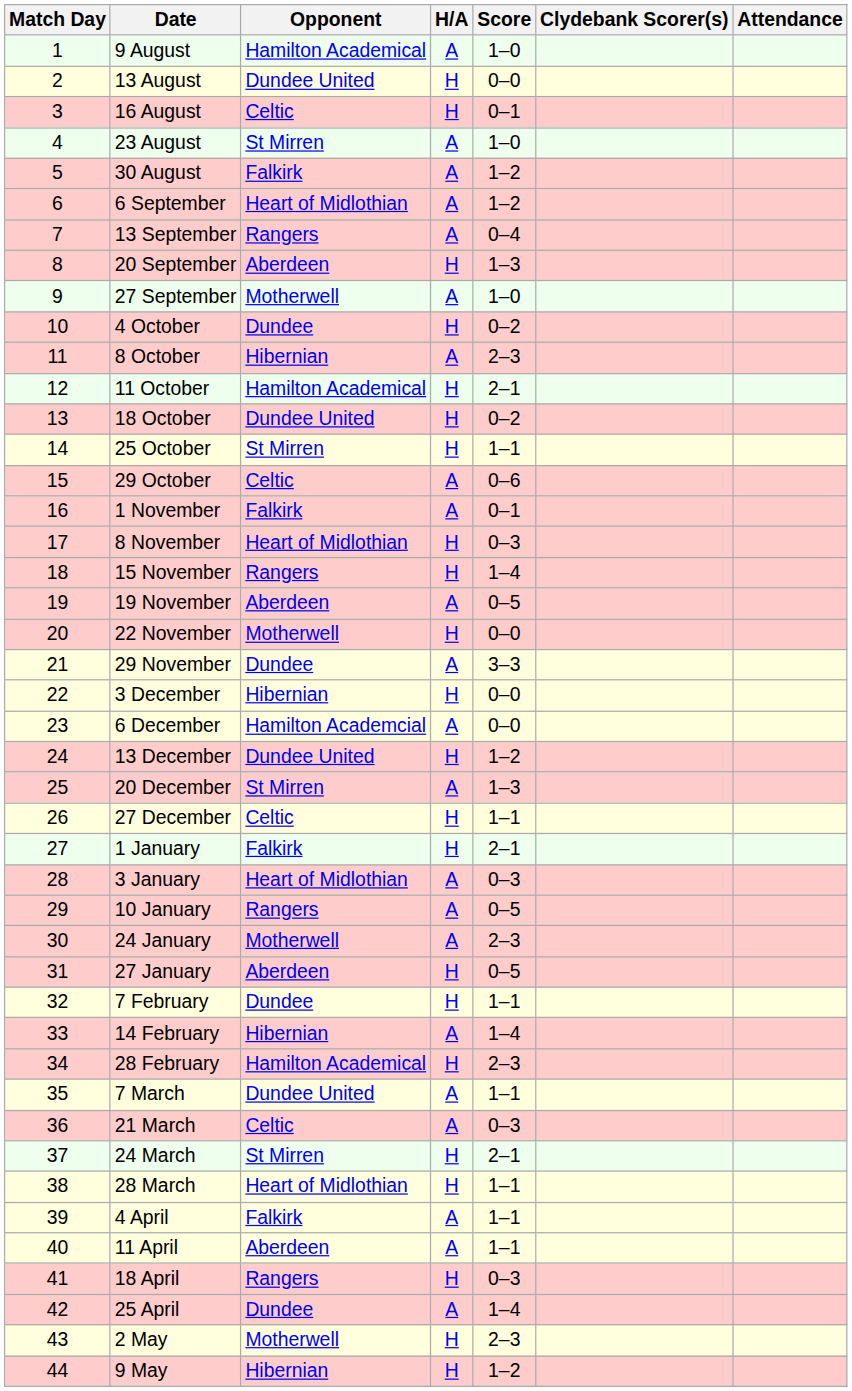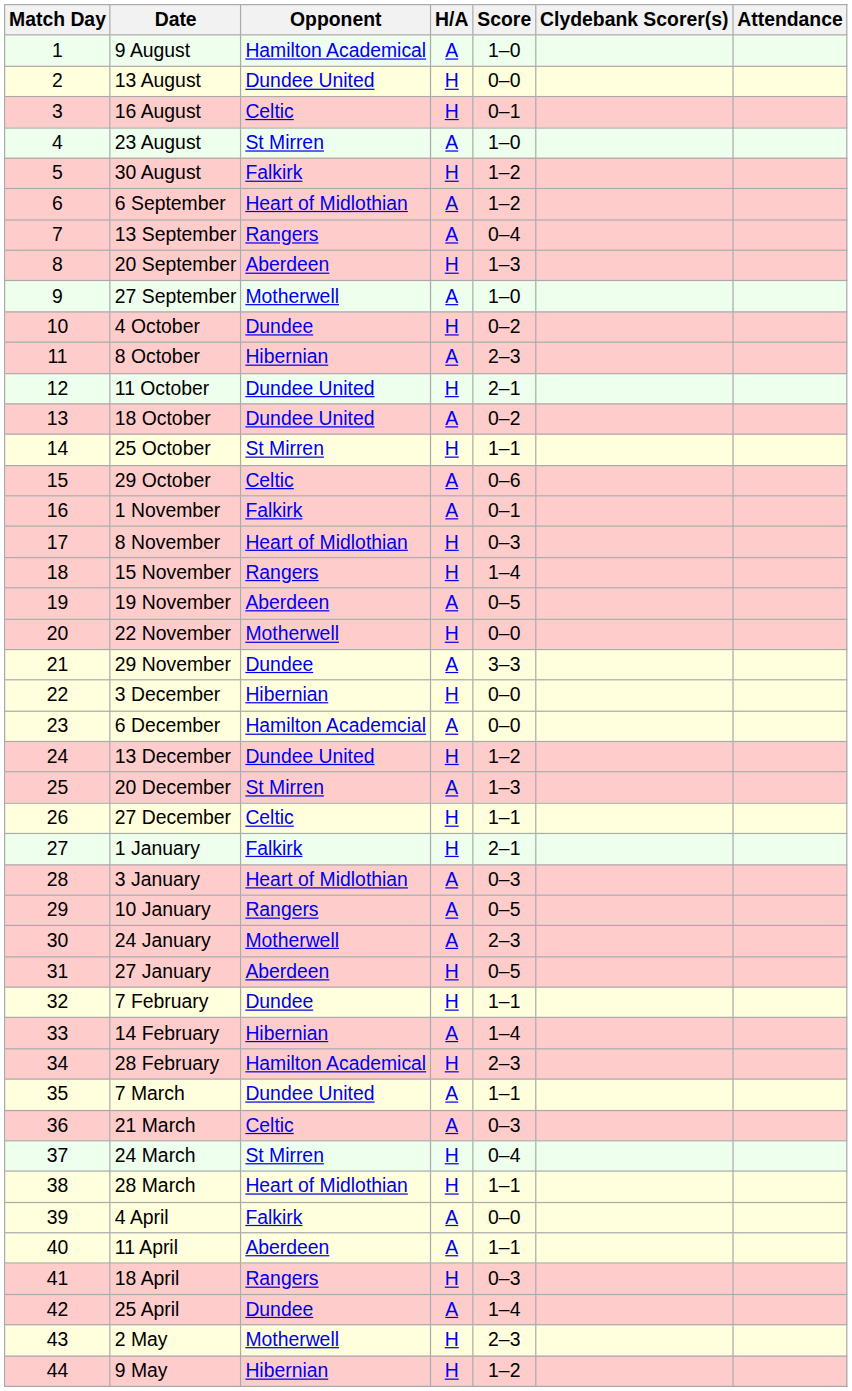(452, 173) A -> (452, 173) H
(336, 388) Hamilton Academical -> (310, 388) Dundee United
(452, 419) H -> (452, 419) A
(504, 1155) 2–1 -> (504, 1155) 0–4
(504, 1217) 1–1 -> (504, 1217) 0–0
